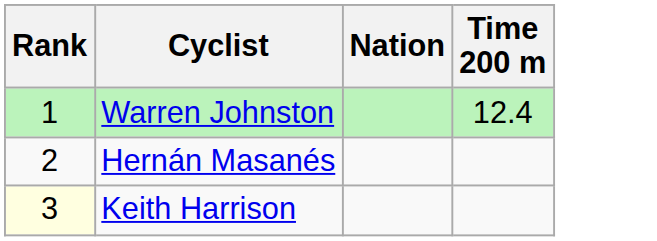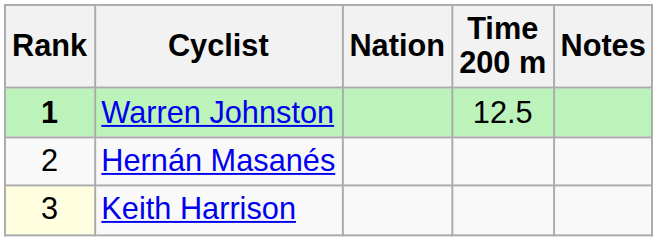+ column: (603, 46)
(50, 112) normal -> (50, 112) bold
(503, 112) 12.4 -> (503, 112) 12.5
